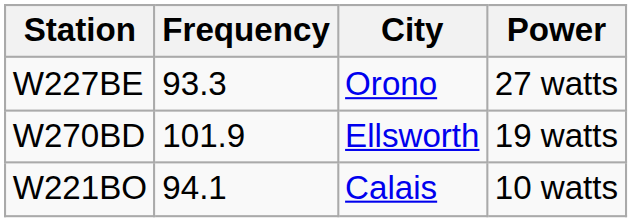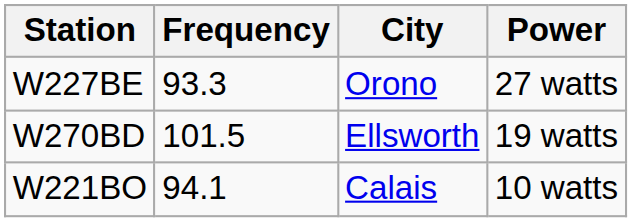(204, 135) 101.9 -> (204, 135) 101.5
